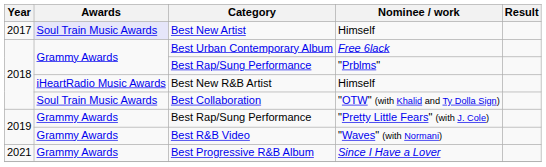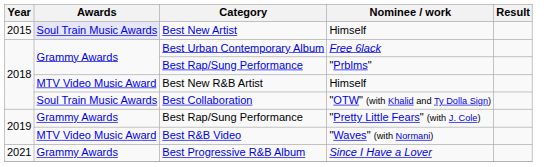(19, 30) 2017 -> (19, 30) 2015
(101, 83) iHeartRadio Music Awards -> (96, 83) MTV Video Music Award
(77, 135) Grammy Awards -> (96, 135) MTV Video Music Award
